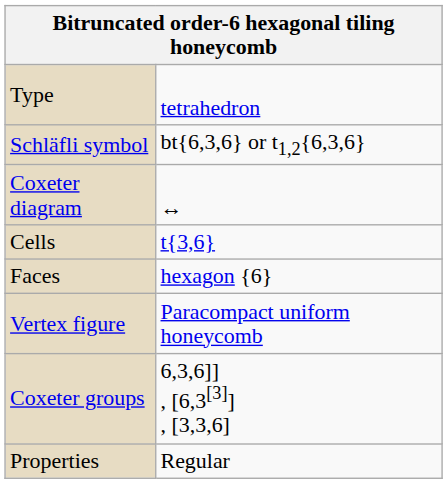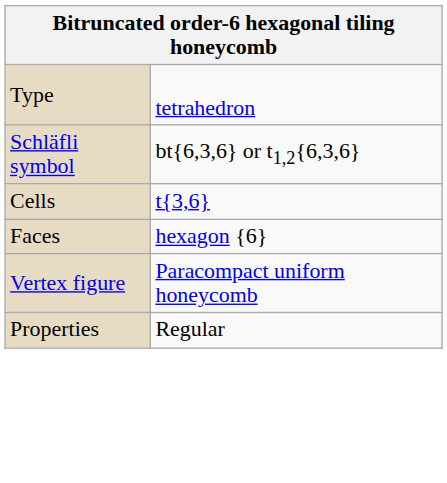- row: (46, 194)
- row: (77, 398)
